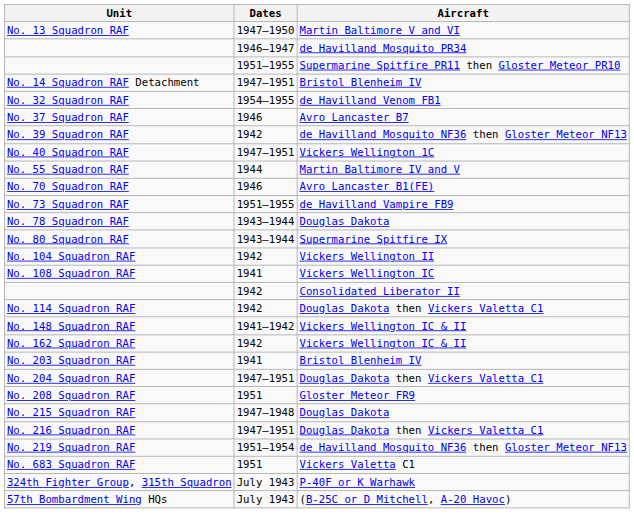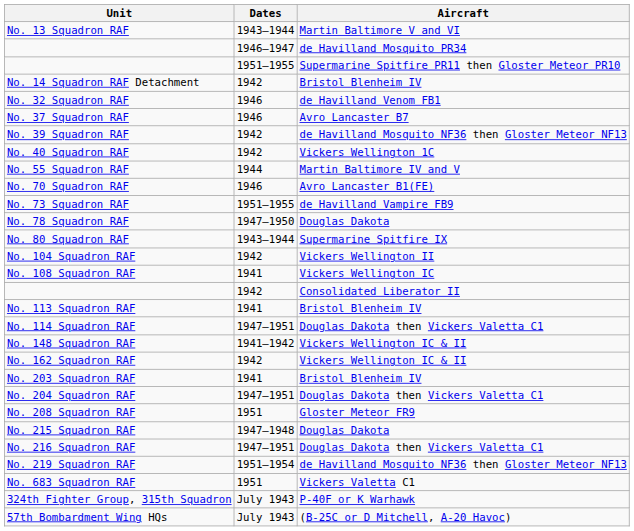(266, 30) 1947–1950 -> (266, 30) 1943–1944
(266, 83) 1947–1951 -> (250, 83) 1942
(266, 100) 1954–1955 -> (250, 100) 1946
(266, 152) 1947–1951 -> (250, 152) 1942
(266, 222) 1943–1944 -> (266, 222) 1947–1950
+ row: (71, 308)
(250, 308) 1942 -> (266, 326) 1947–1951
